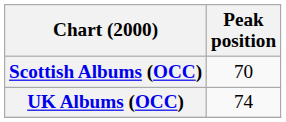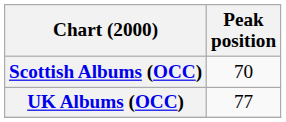(244, 102) 74 -> (244, 102) 77
